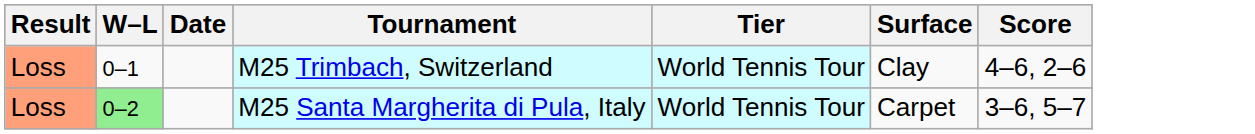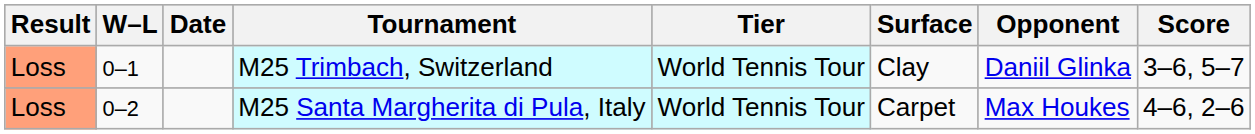+ column: (1058, 25)
(1035, 66) 4–6, 2–6 -> (1194, 66) 3–6, 5–7
(121, 109) lightgreen background -> (121, 109) no background
(1035, 107) 3–6, 5–7 -> (1194, 107) 4–6, 2–6
